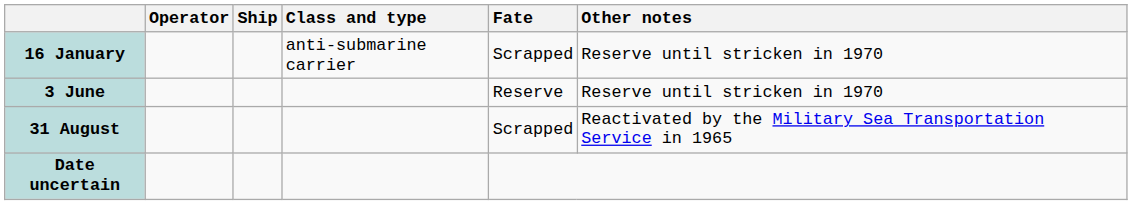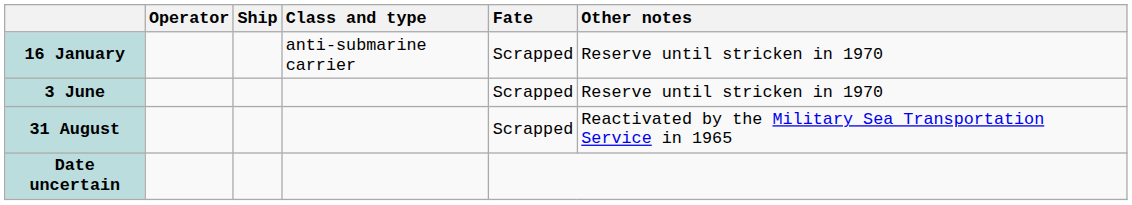(528, 92) Reserve -> (533, 92) Scrapped
